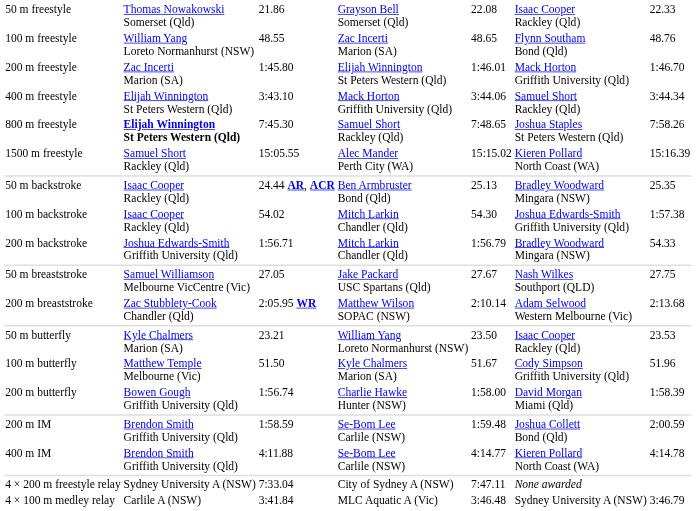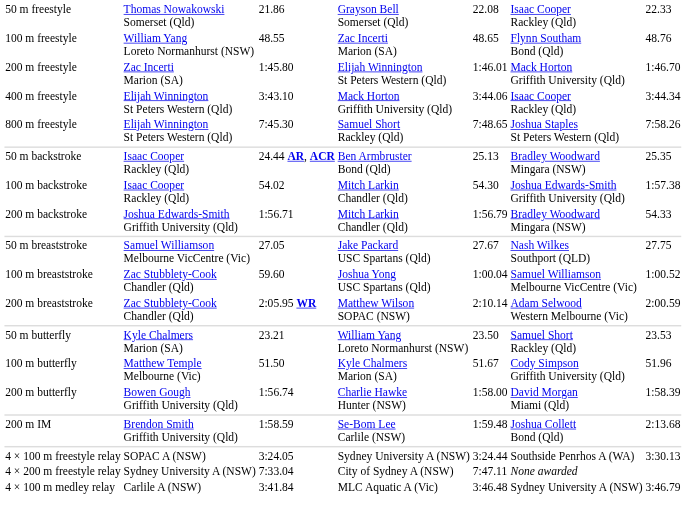(547, 102) Samuel Short Rackley (Qld) -> (543, 102) Isaac Cooper Rackley (Qld)
(182, 131) bold -> (178, 131) normal
- row: (44, 153)
+ row: (49, 274)
(667, 303) 2:13.68 -> (663, 303) 2:00.59
(547, 341) Isaac Cooper Rackley (Qld) -> (543, 341) Samuel Short Rackley (Qld)
(667, 424) 2:00.59 -> (663, 424) 2:13.68
- row: (28, 453)
+ row: (63, 456)
